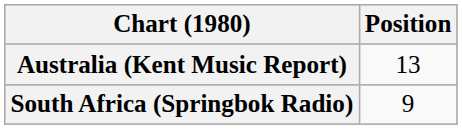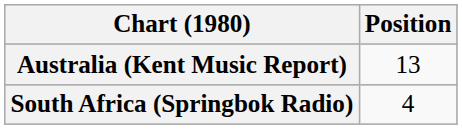(408, 104) 9 -> (408, 104) 4
